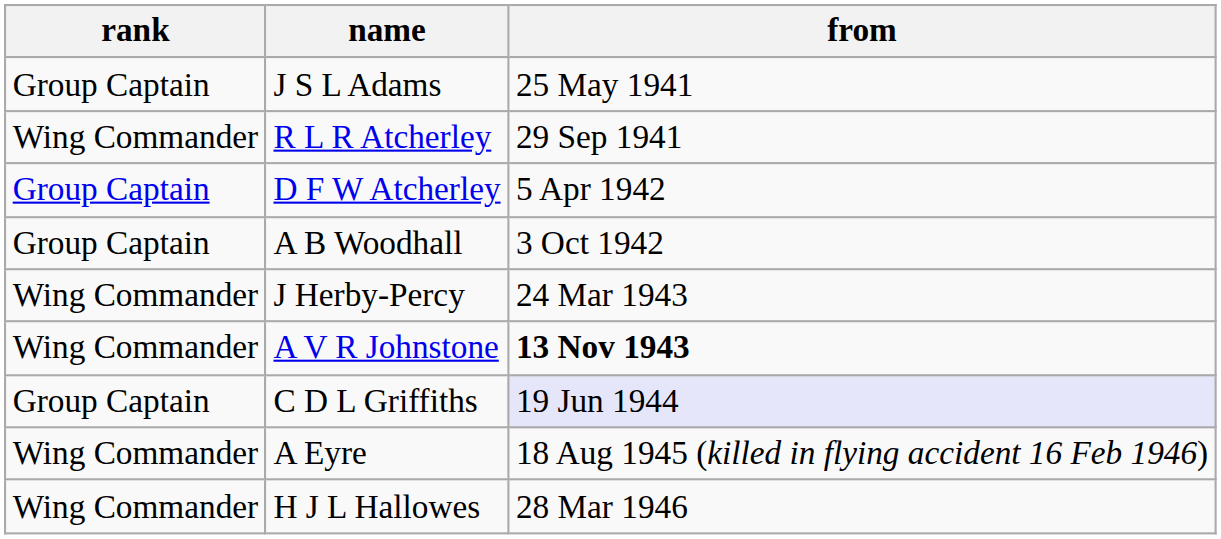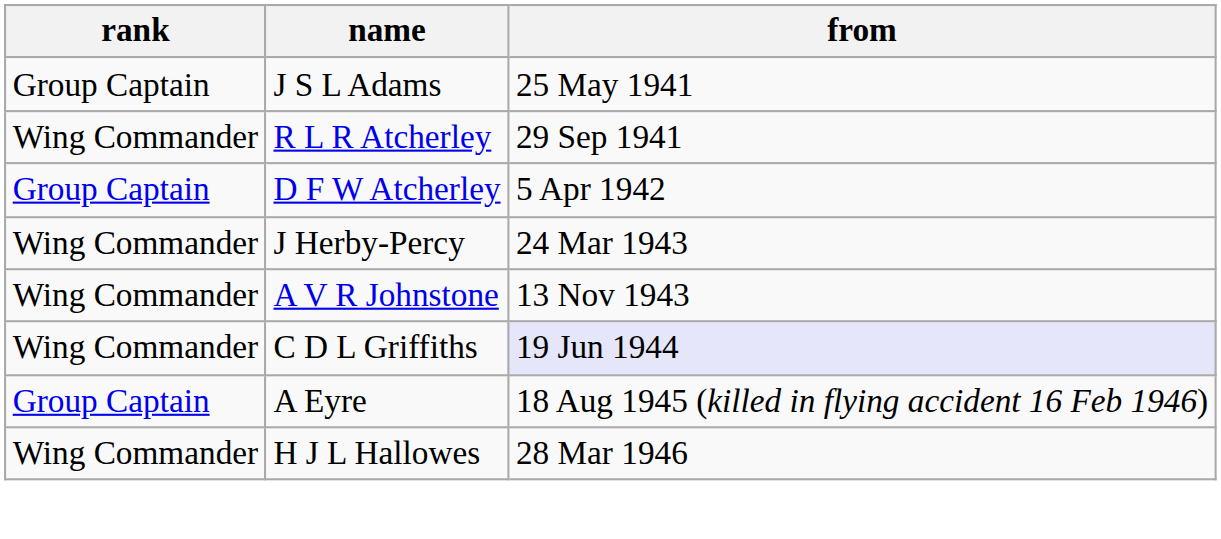- row: (368, 242)
(603, 347) bold -> (603, 294) normal
(111, 400) Group Captain -> (135, 347) Wing Commander
(135, 453) Wing Commander -> (111, 400) Group Captain
